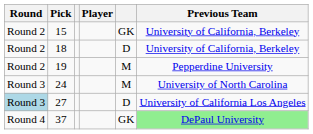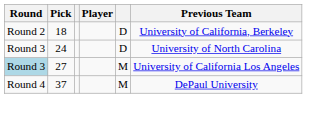- row: (61, 31)
- row: (61, 66)
(126, 84) M -> (123, 48) D
(126, 102) D -> (123, 66) M
(126, 119) GK -> (123, 84) M
(222, 119) lightgreen background -> (216, 84) no background
